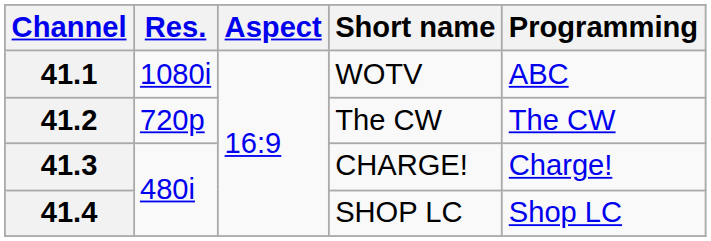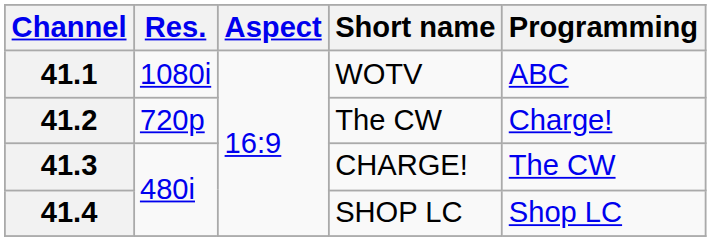(562, 119) The CW -> (561, 119) Charge!
(561, 166) Charge! -> (562, 166) The CW
